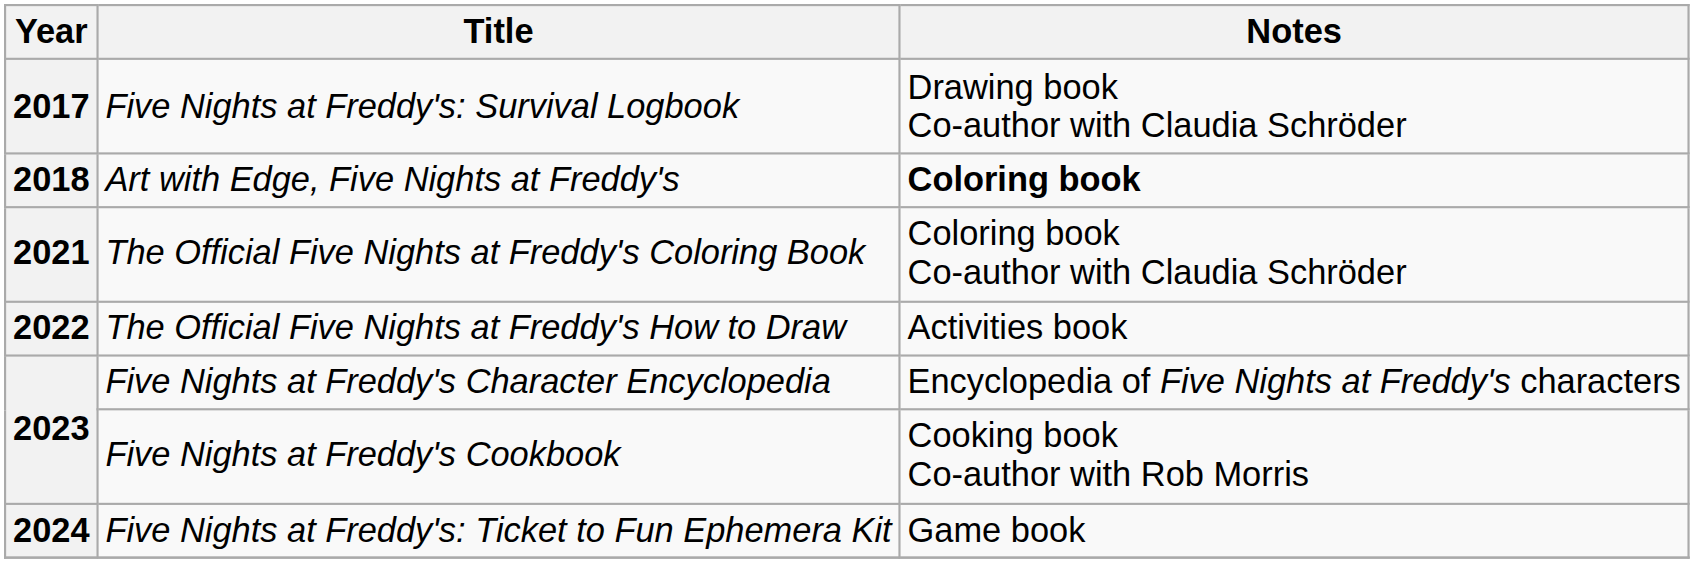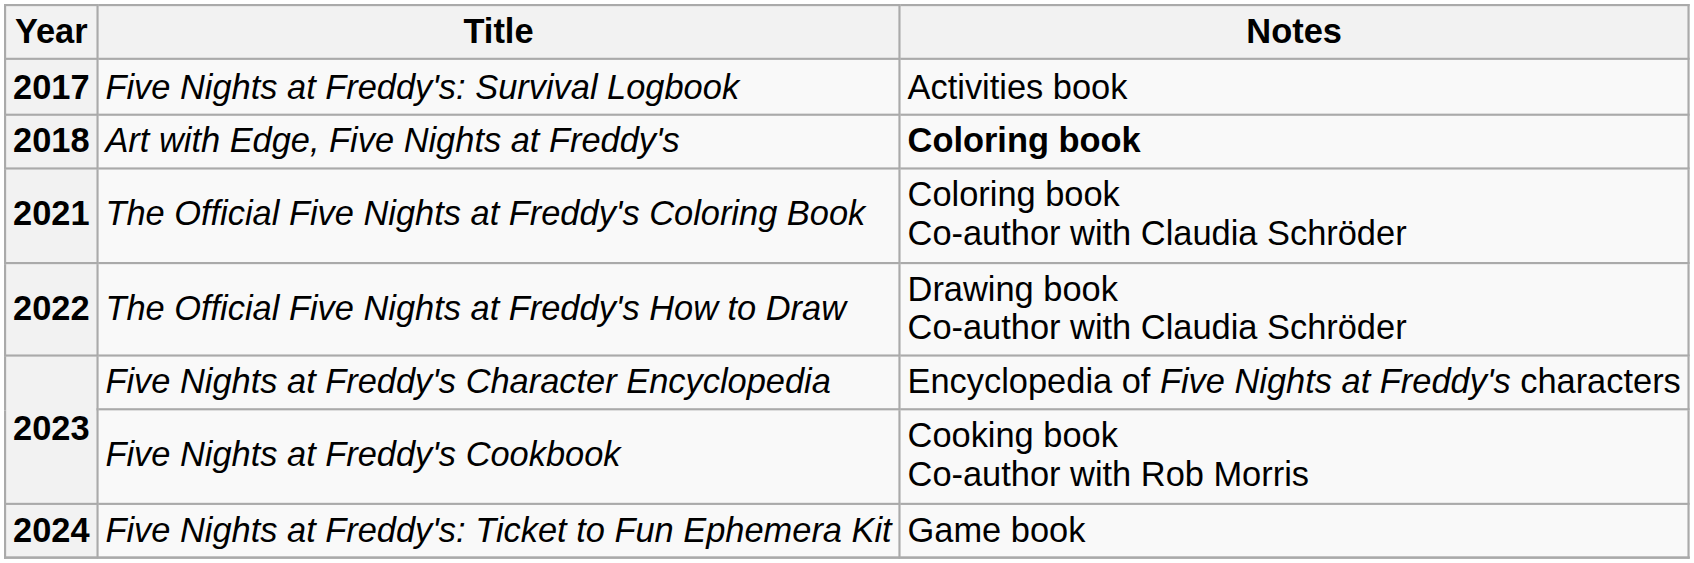(1157, 105) Drawing book Co-author with Claudia Schröder -> (1017, 86) Activities book
(1017, 327) Activities book -> (1157, 308) Drawing book Co-author with Claudia Schröder
